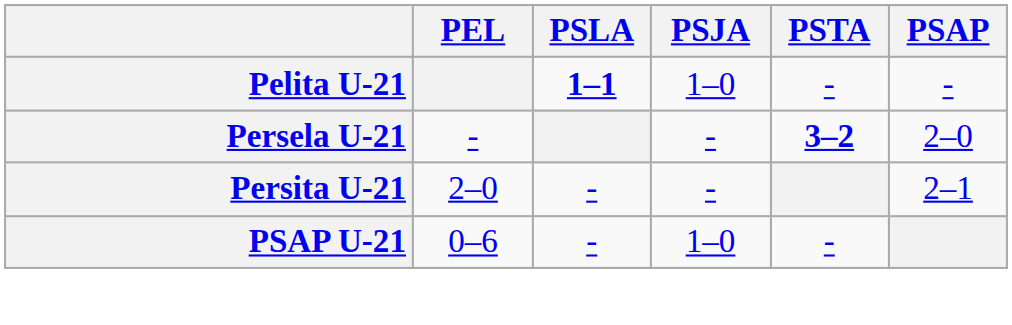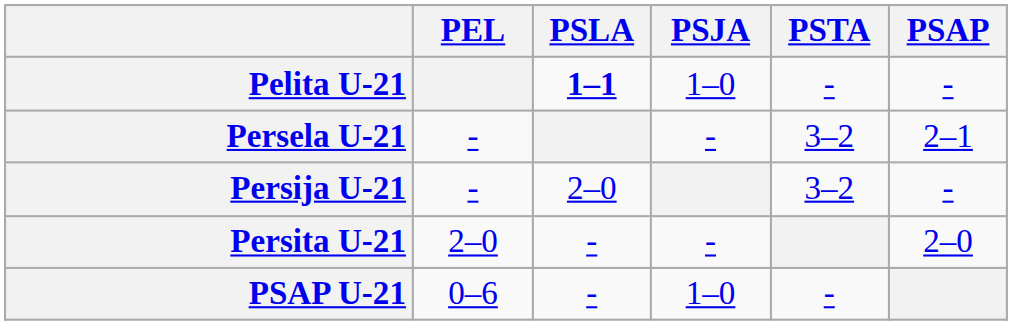(829, 135) bold -> (829, 135) normal
(948, 135) 2–0 -> (948, 135) 2–1
+ row: (318, 188)
(948, 188) 2–1 -> (948, 240) 2–0
